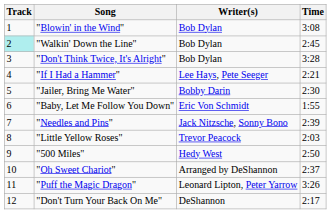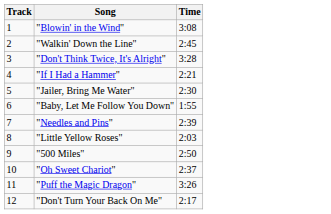- column: (238, 12)
(9, 43) paleturquoise background -> (9, 43) no background
